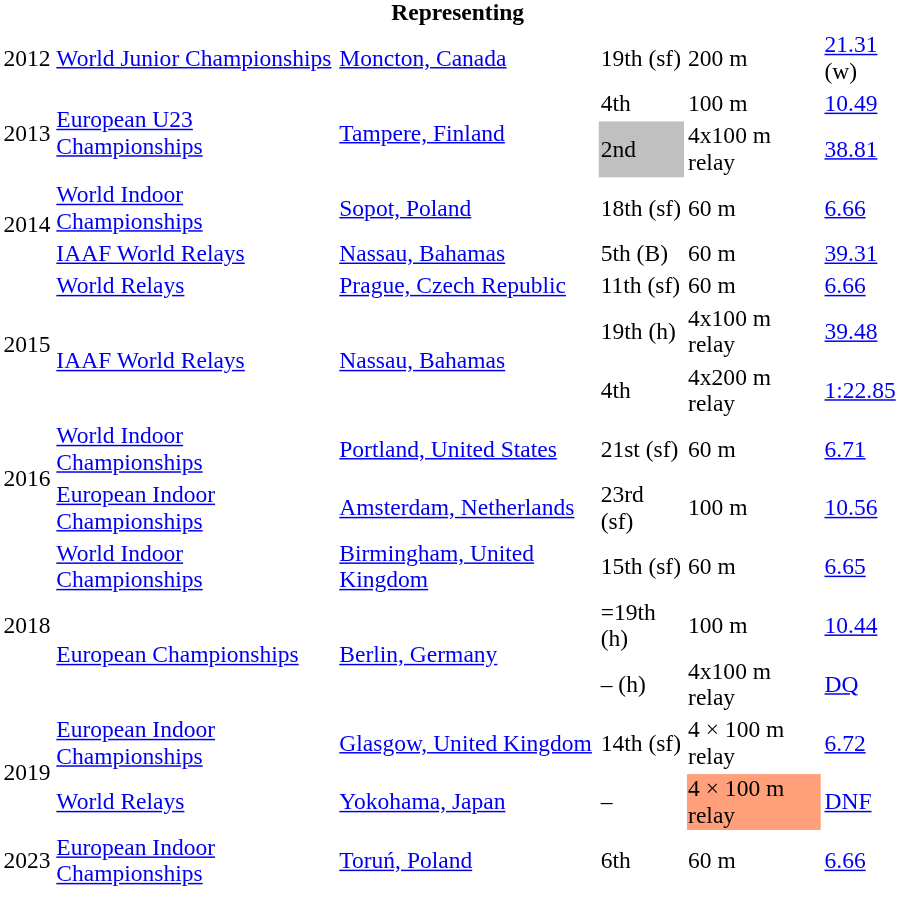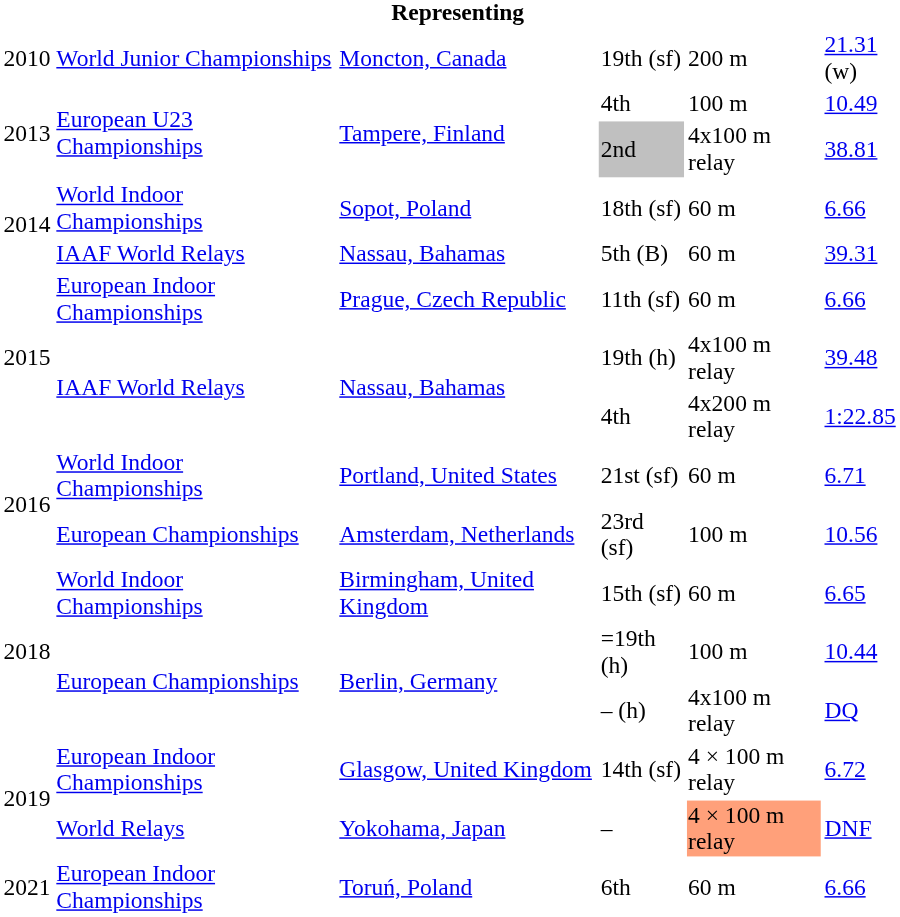(27, 57) 2012 -> (27, 57) 2010
(120, 285) World Relays -> (136, 299) European Indoor Championships
(136, 507) European Indoor Championships -> (178, 534) European Championships
(27, 860) 2023 -> (27, 887) 2021
